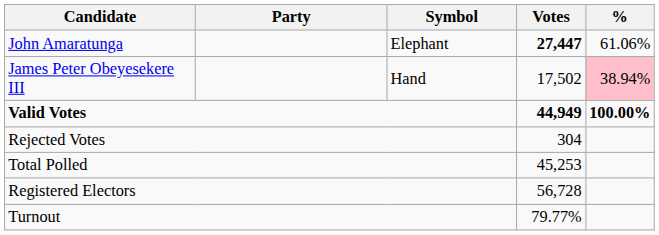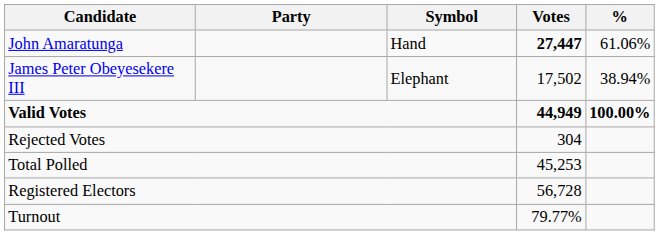(420, 43) Elephant -> (408, 43) Hand
(408, 78) Hand -> (420, 78) Elephant
(625, 78) pink background -> (625, 78) no background
